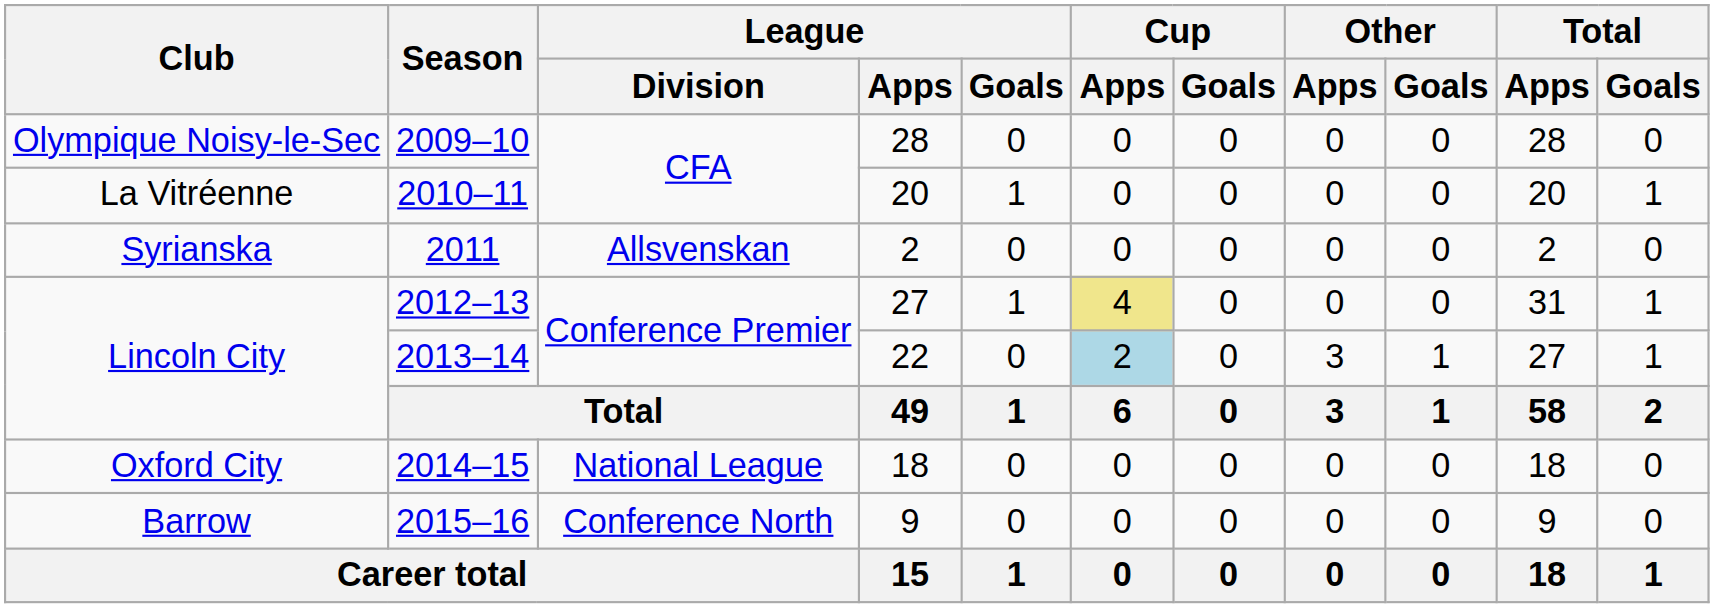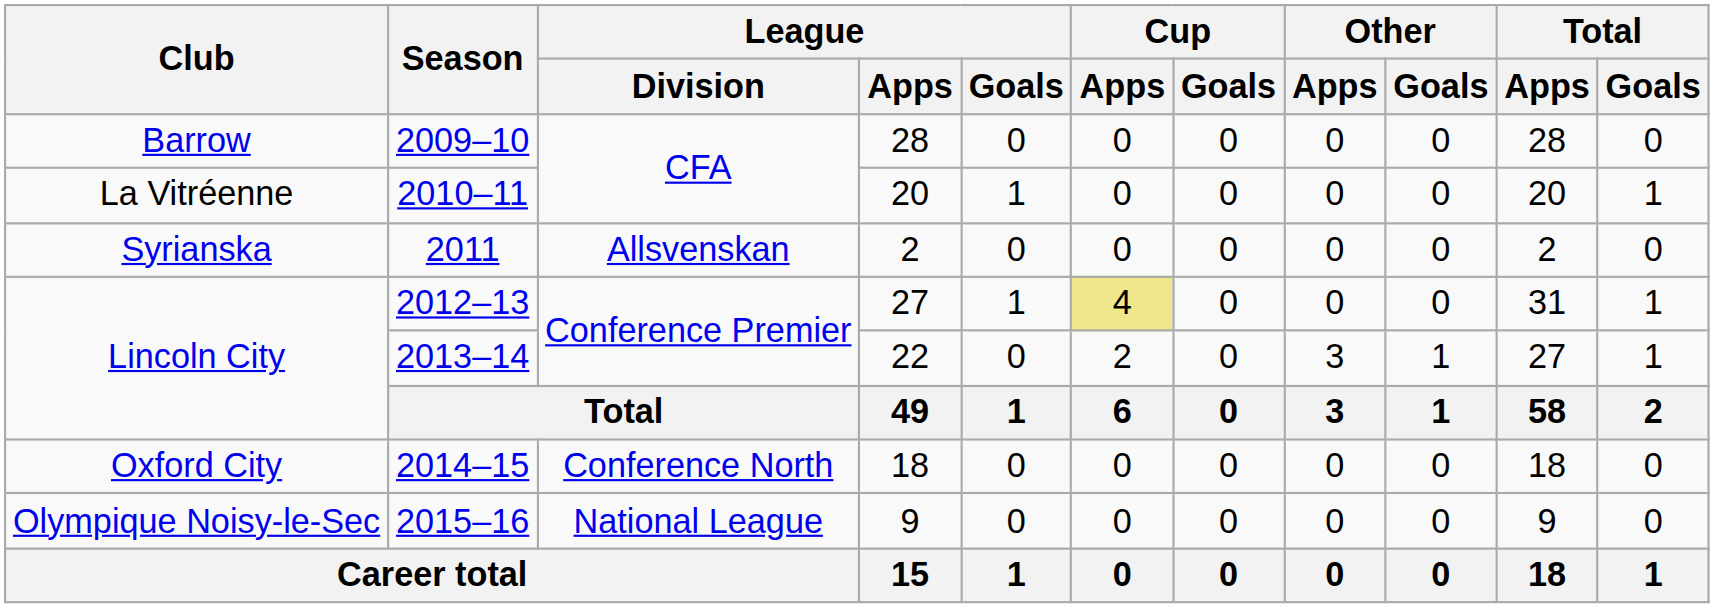(197, 140) Olympique Noisy-le-Sec -> (197, 140) Barrow
(1122, 357) lightblue background -> (1122, 357) no background
(698, 466) National League -> (698, 466) Conference North
(197, 520) Barrow -> (197, 520) Olympique Noisy-le-Sec
(698, 520) Conference North -> (698, 520) National League
